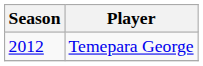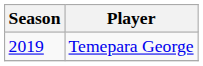(26, 46) 2012 -> (26, 46) 2019
